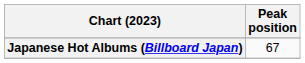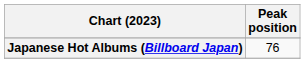(273, 48) 67 -> (273, 48) 76
